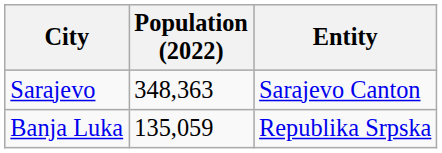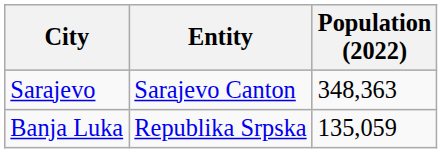columns swapped: (345, 37) <-> (191, 37)
